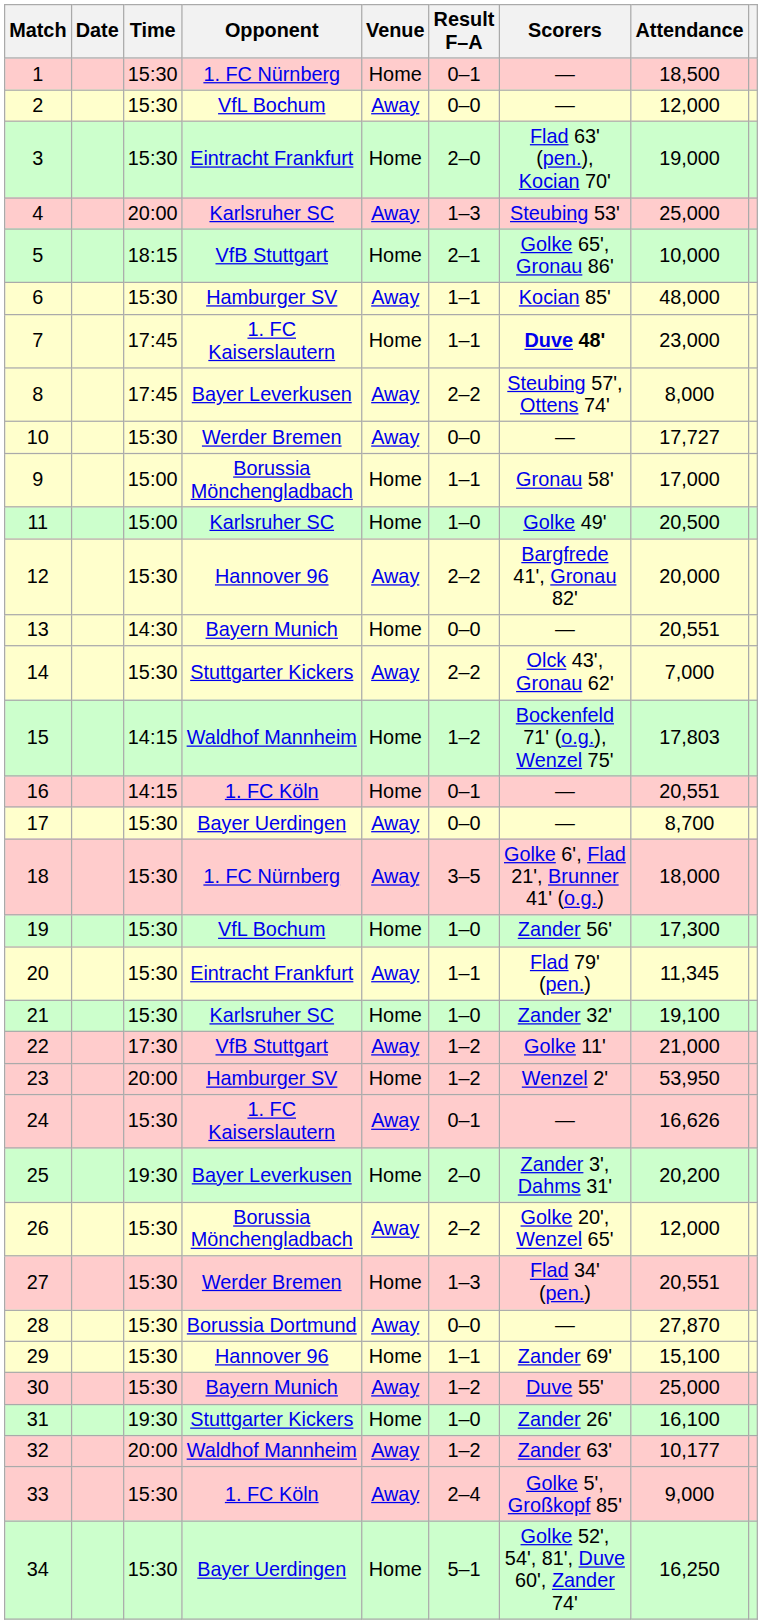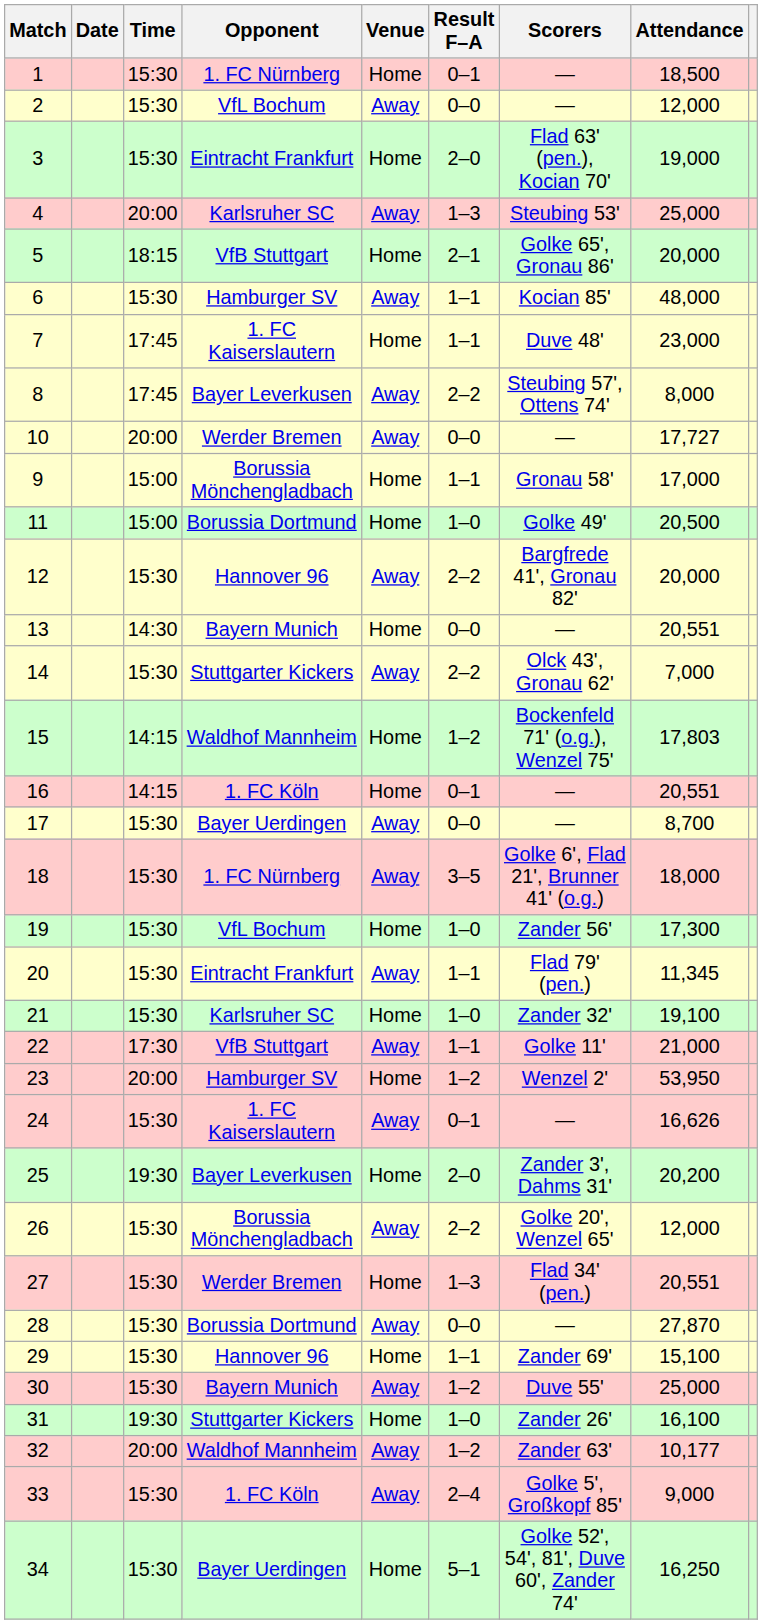(690, 255) 10,000 -> (690, 255) 20,000
(565, 340) bold -> (565, 340) normal
(153, 437) 15:30 -> (153, 437) 20:00
(272, 522) Karlsruher SC -> (272, 522) Borussia Dortmund
(464, 1047) 1–2 -> (464, 1047) 1–1
